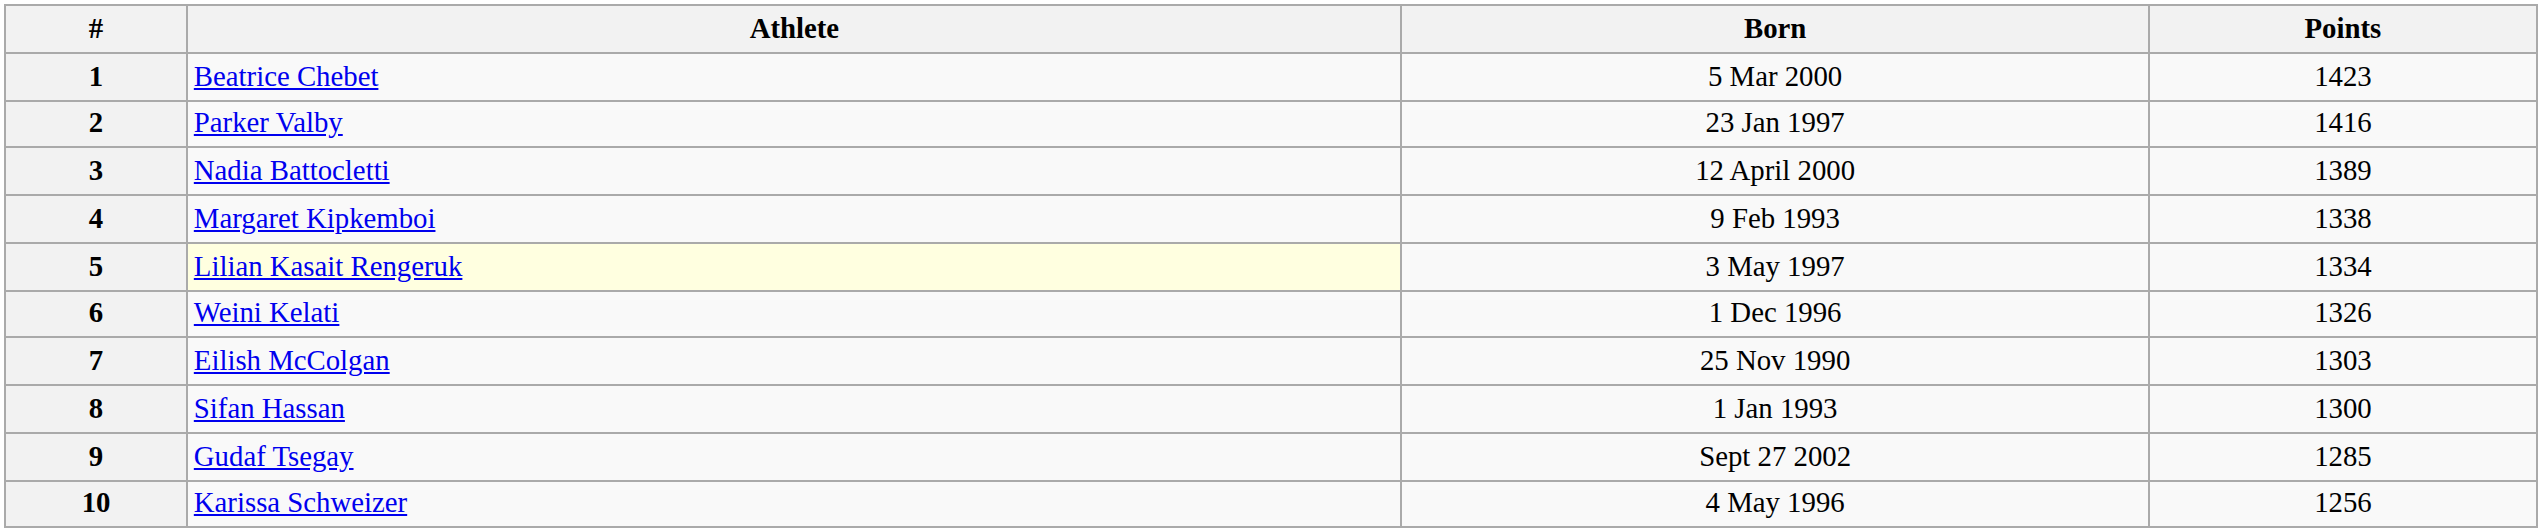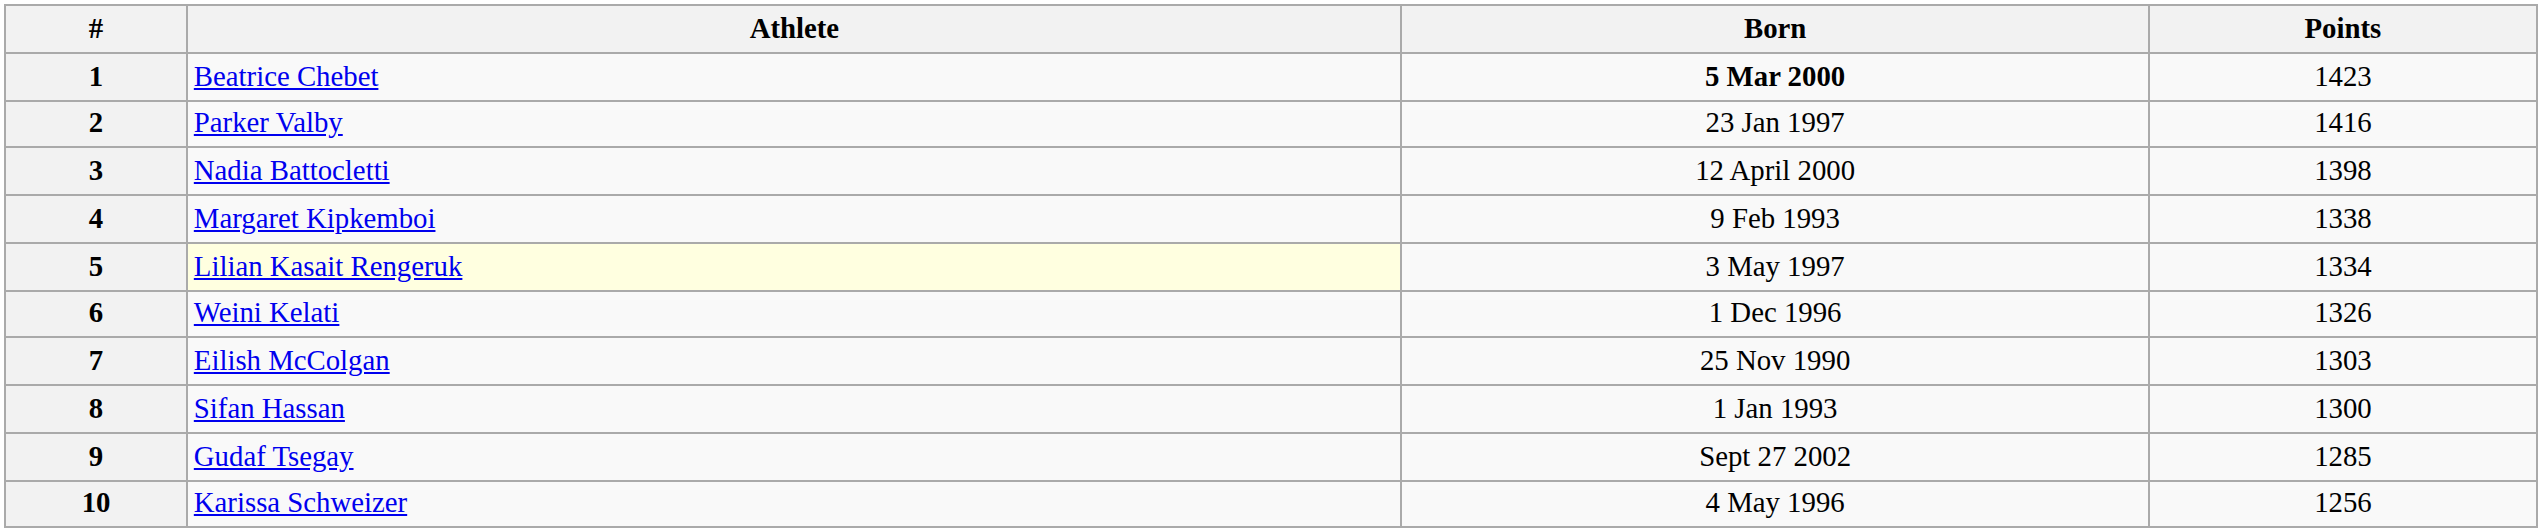(1775, 76) normal -> (1775, 76) bold
(2343, 171) 1389 -> (2343, 171) 1398
